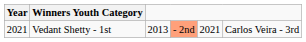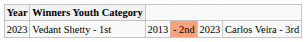(17, 29) 2021 -> (17, 29) 2023
(210, 29) 2021 -> (210, 29) 2023
